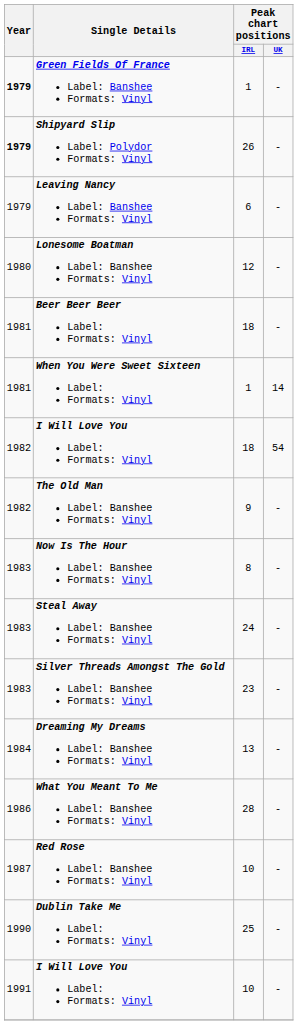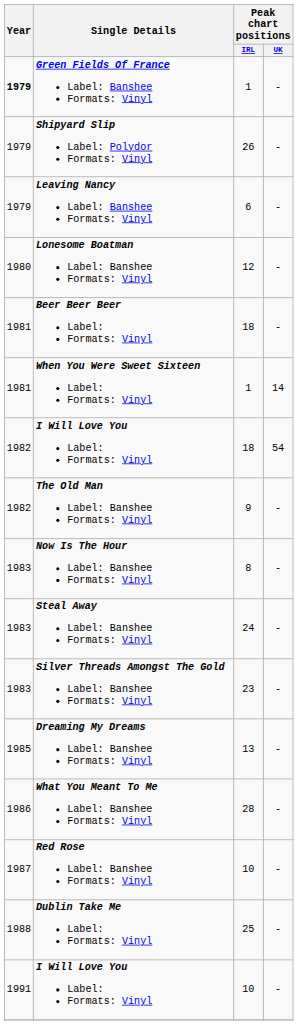(19, 147) bold -> (19, 147) normal
(19, 749) 1984 -> (19, 749) 1985
(19, 930) 1990 -> (19, 930) 1988
